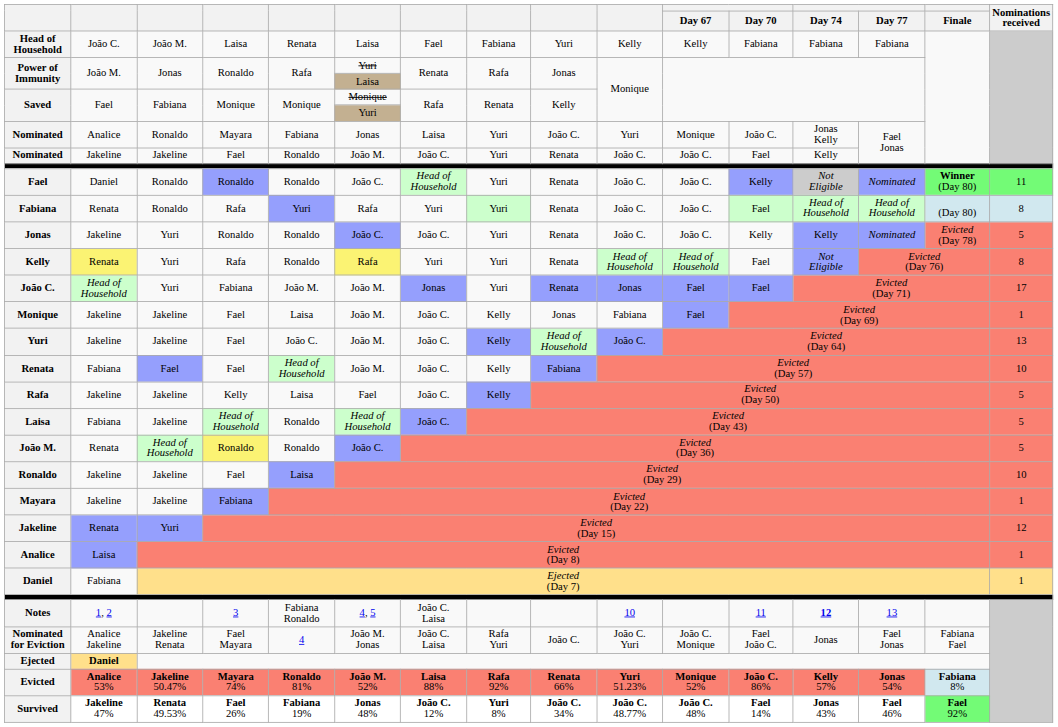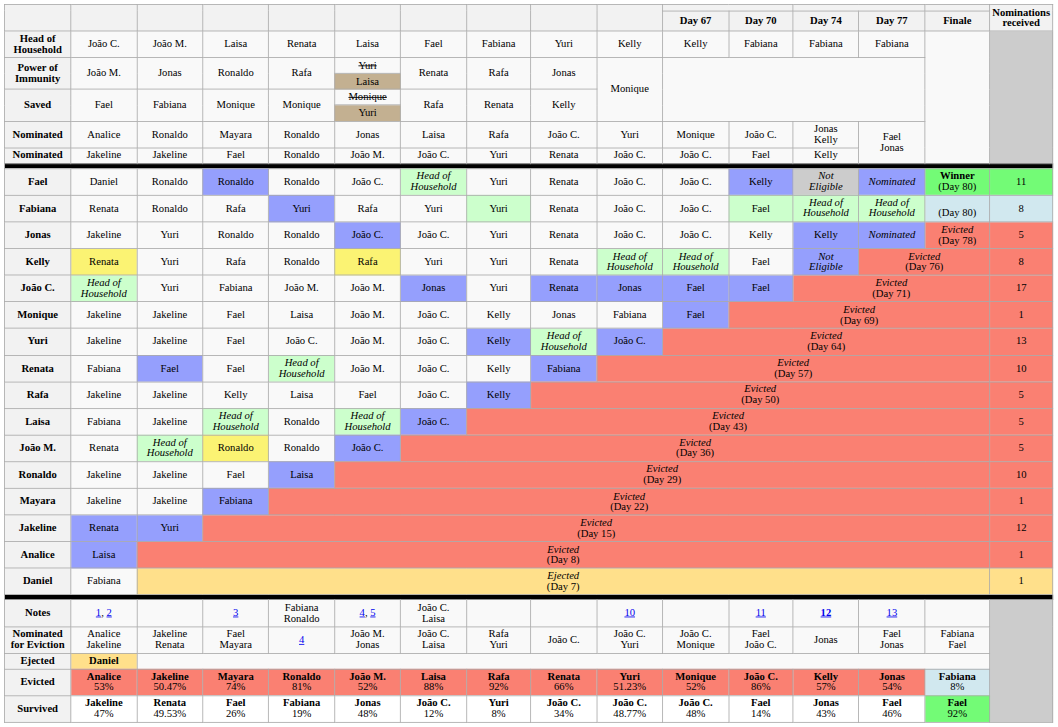(302, 134) Fabiana -> (302, 134) Ronaldo
(499, 134) Yuri -> (499, 134) Rafa
